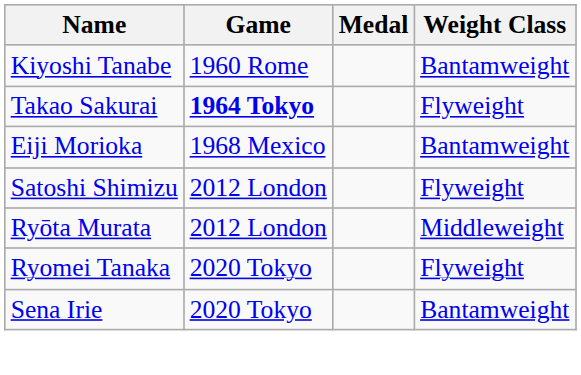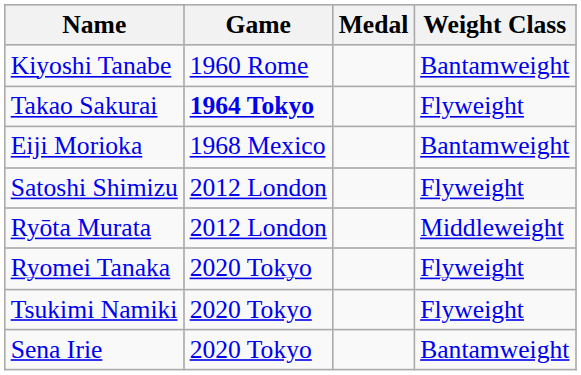+ row: (94, 308)
